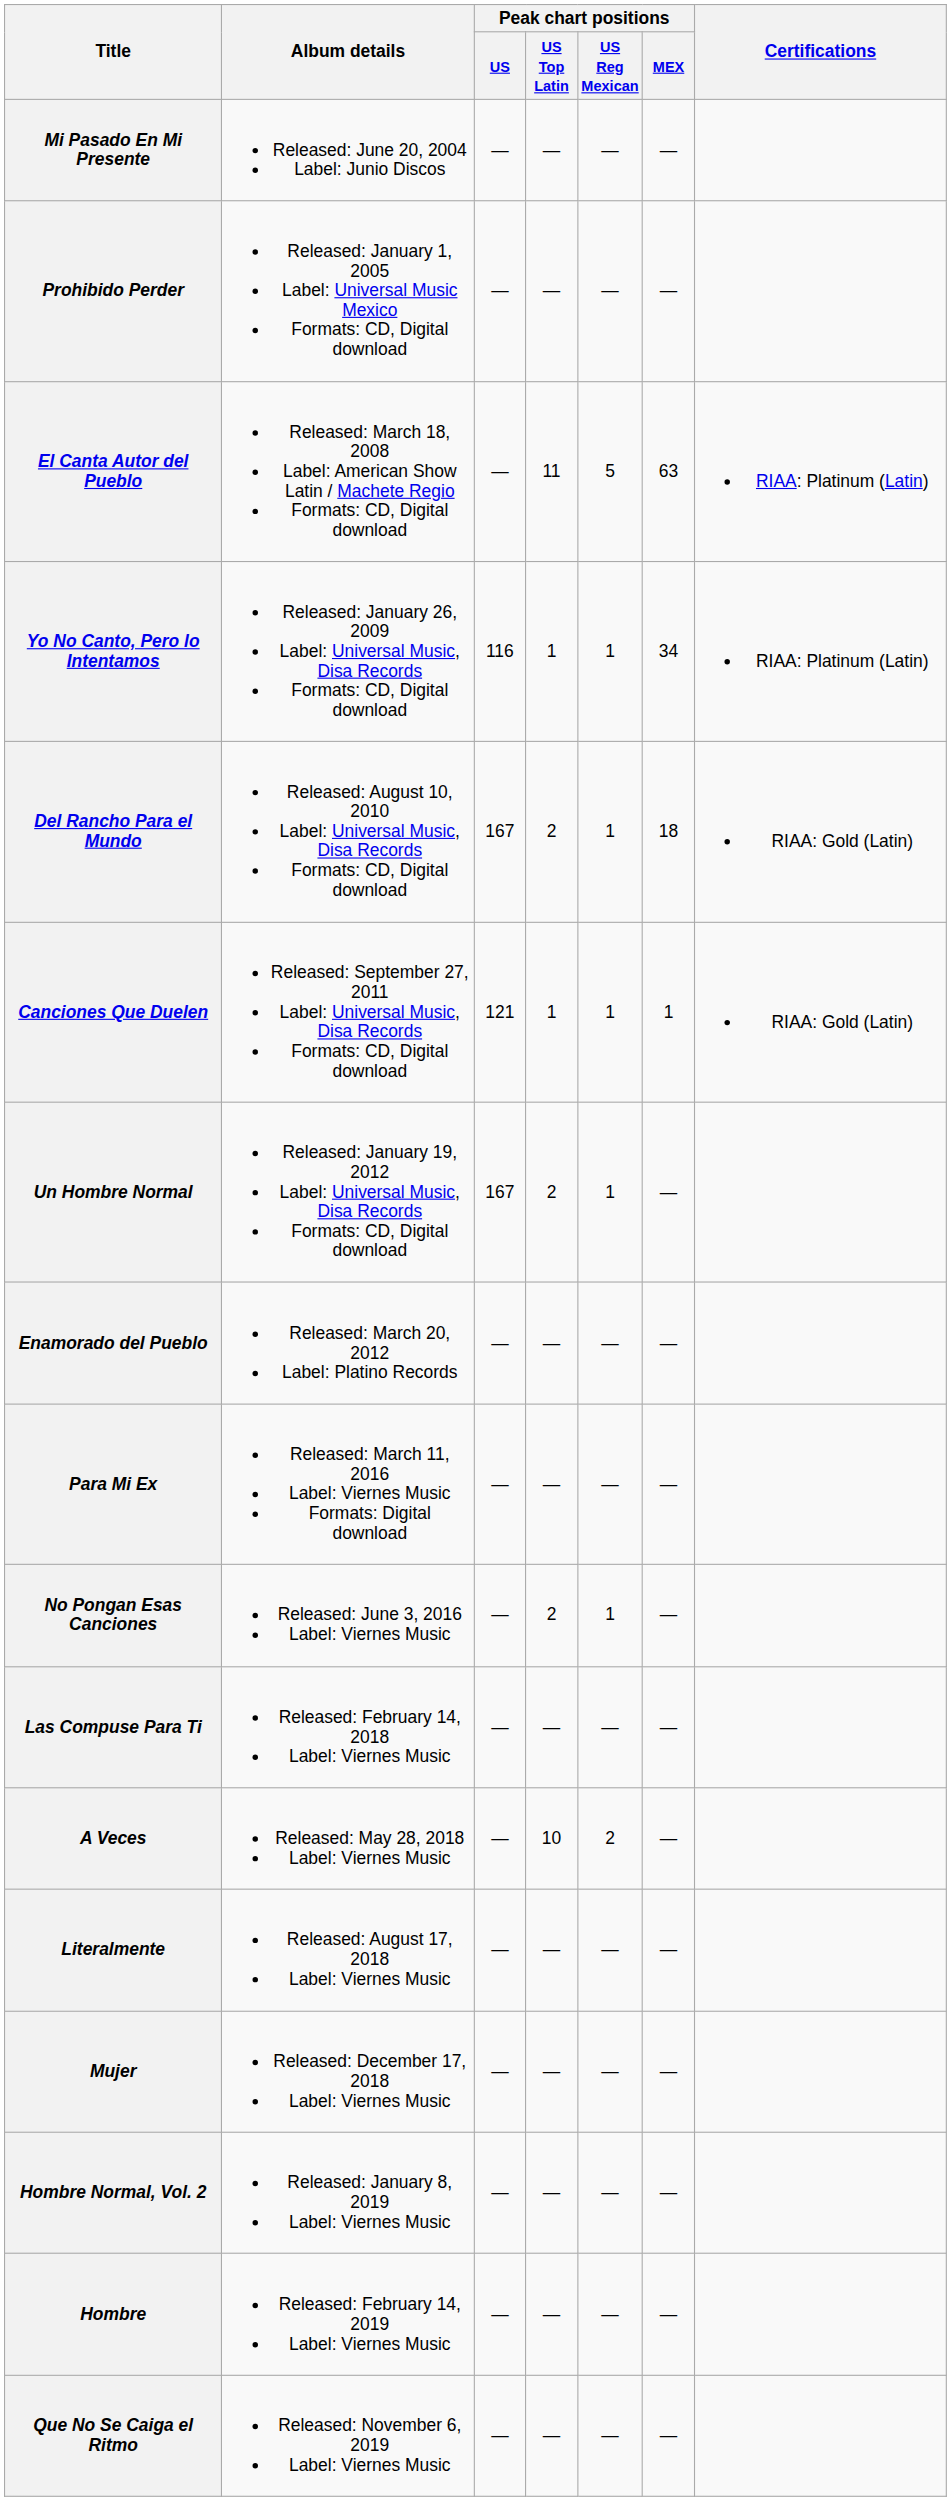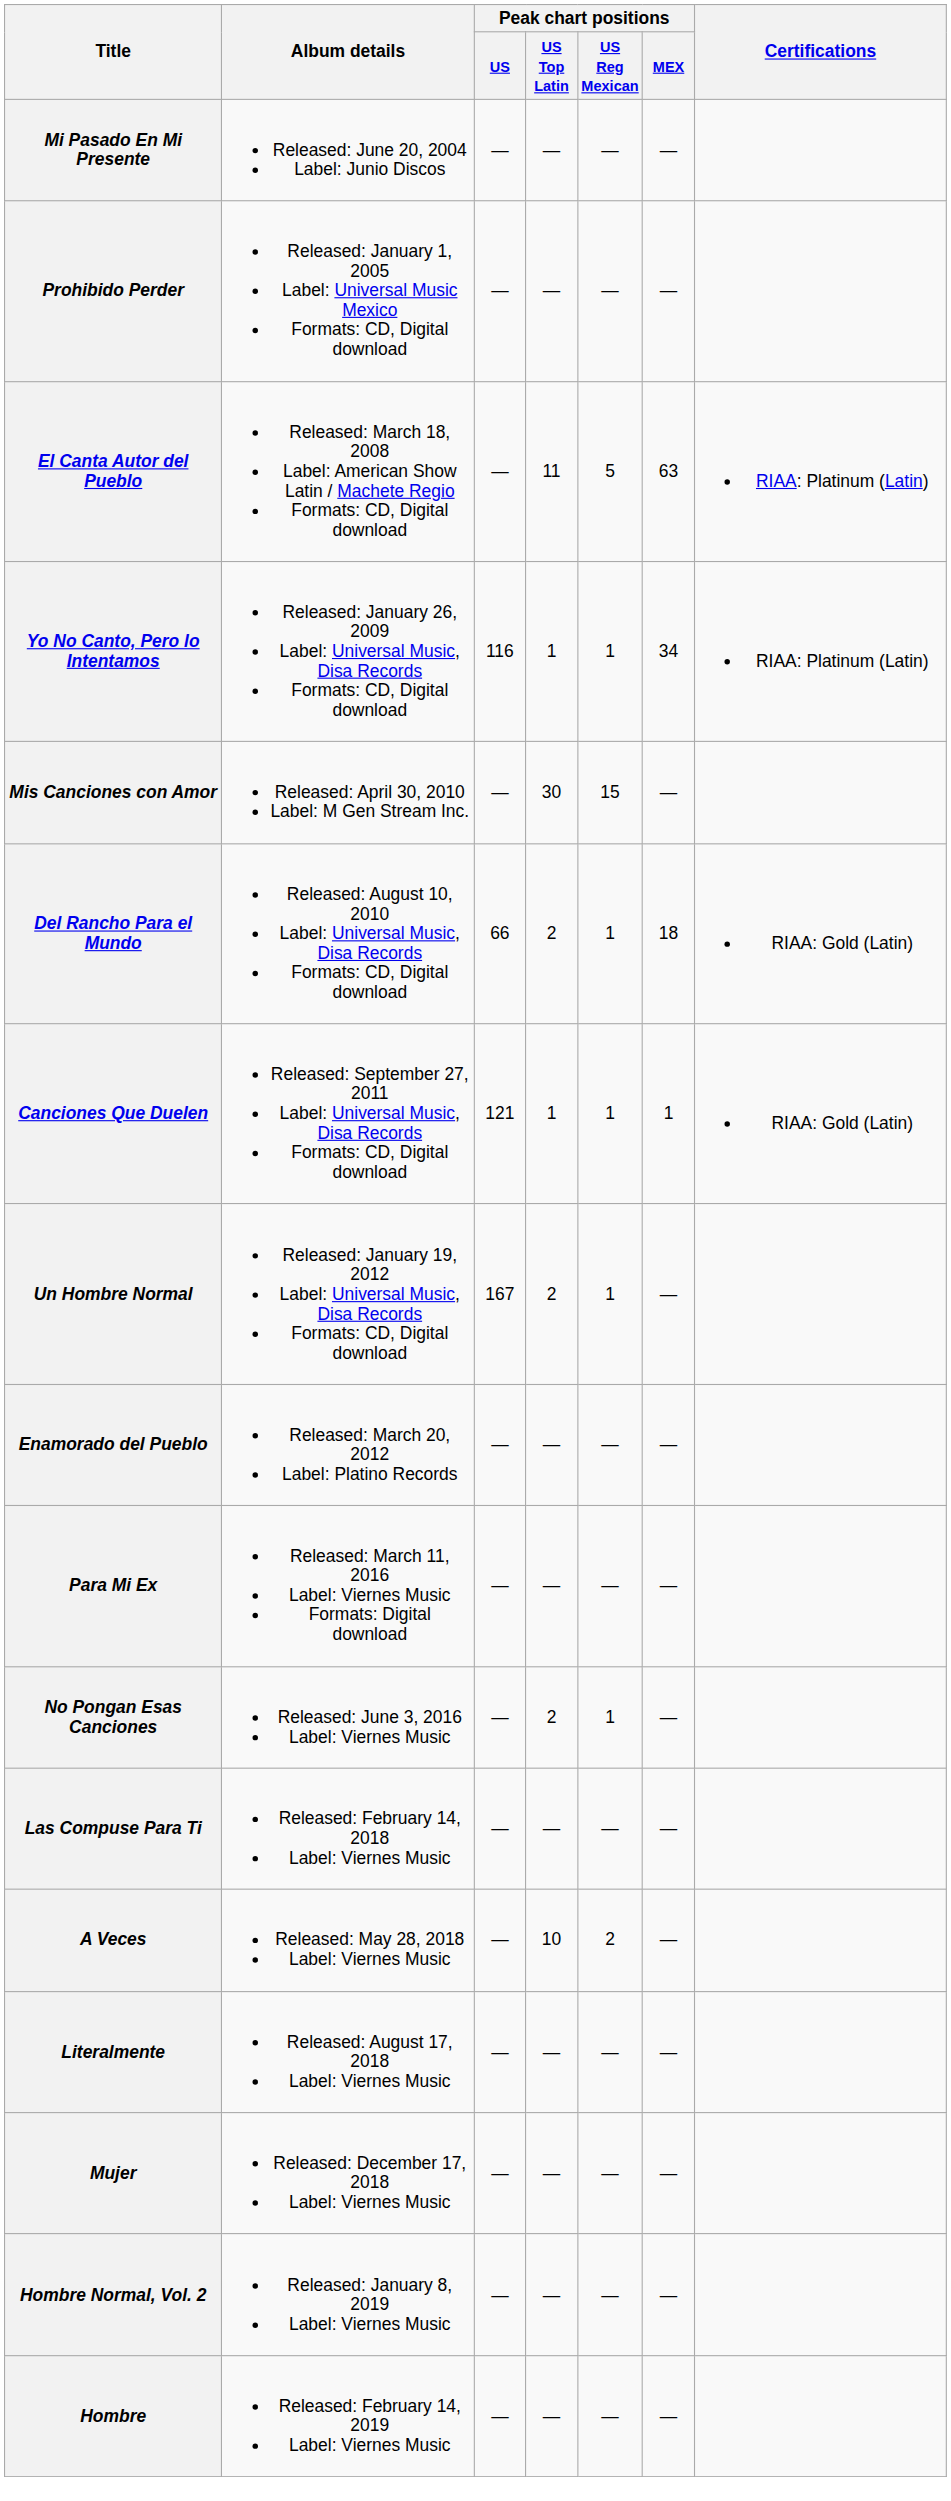+ row: (113, 792)
(500, 831) 167 -> (500, 933) 66
- row: (113, 2435)
